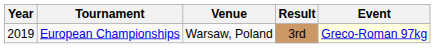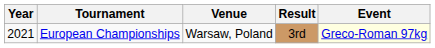(21, 33) 2019 -> (21, 33) 2021
